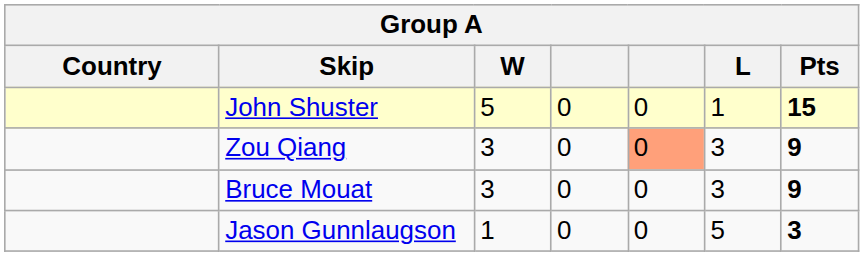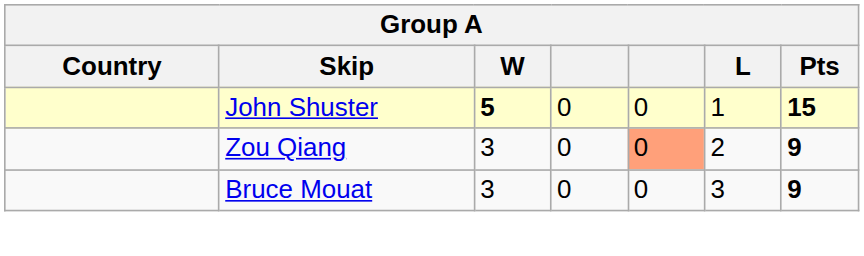(487, 107) normal -> (487, 107) bold
(718, 148) 3 -> (718, 148) 2
- row: (341, 230)
